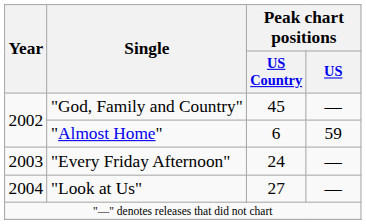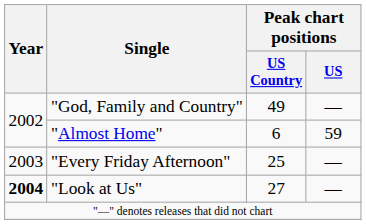(276, 106) 45 -> (276, 106) 49
(276, 161) 24 -> (276, 161) 25
(26, 188) normal -> (26, 188) bold
